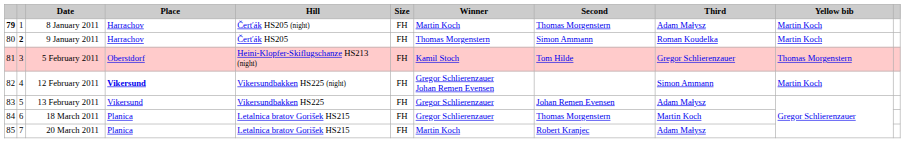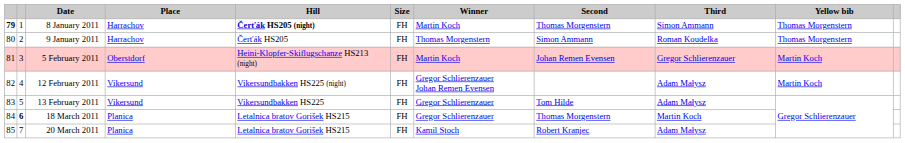(274, 25) normal -> (276, 25) bold
(681, 25) Adam Małysz -> (685, 25) Simon Ammann
(800, 25) Martin Koch -> (815, 25) Thomas Morgenstern
(21, 39) bold -> (21, 39) normal
(800, 39) Martin Koch -> (815, 39) Thomas Morgenstern
(437, 58) Kamil Stoch -> (438, 58) Martin Koch
(555, 58) Tom Hilde -> (575, 58) Johan Remen Evensen
(815, 58) Thomas Morgenstern -> (800, 58) Martin Koch
(127, 83) bold -> (125, 83) normal
(685, 83) Simon Ammann -> (681, 83) Adam Małysz
(575, 102) Johan Remen Evensen -> (555, 102) Tom Hilde
(21, 116) normal -> (21, 116) bold
(438, 130) Martin Koch -> (437, 130) Kamil Stoch
